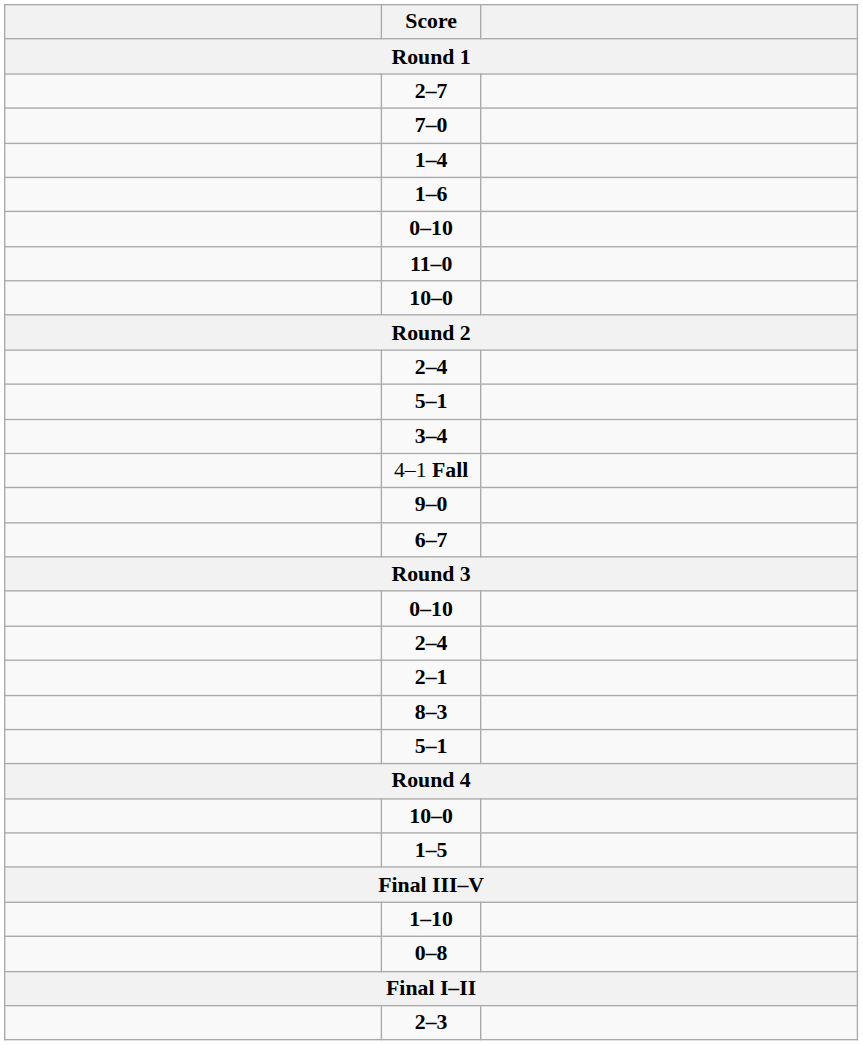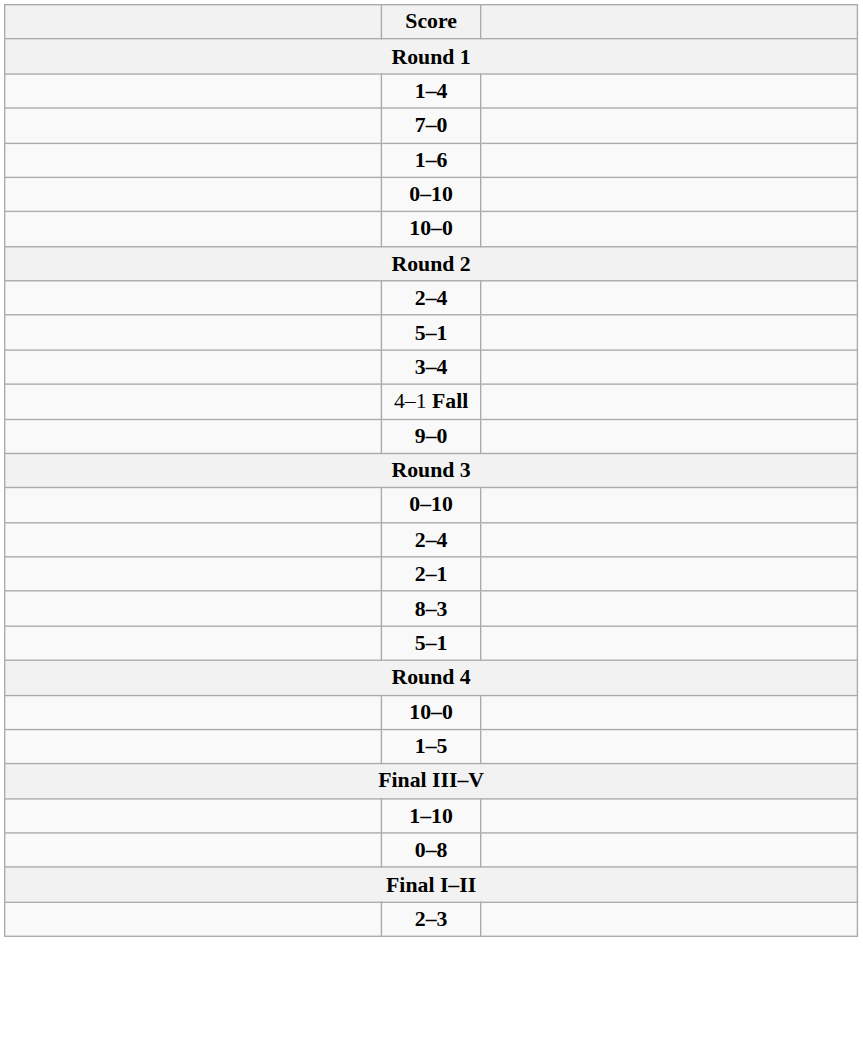- row: (193, 91)
rows swapped: (193, 160) <-> (193, 125)
- row: (193, 264)
- row: (193, 540)
